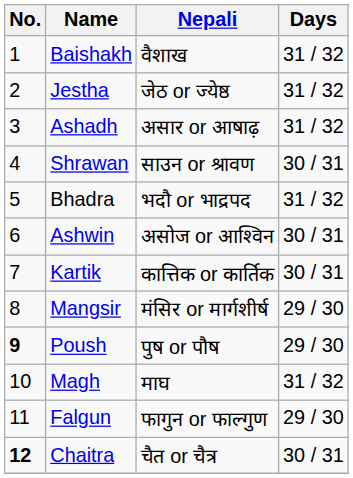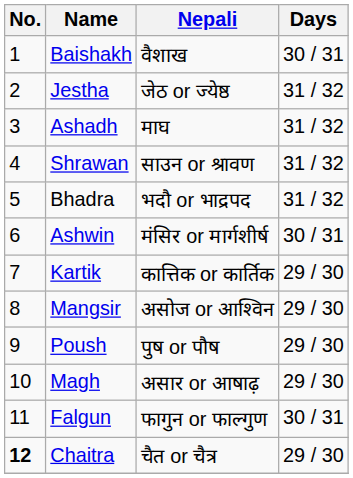(313, 54) 31 / 32 -> (313, 54) 30 / 31
(200, 128) असार or आषाढ़ -> (155, 128) माघ
(313, 163) 30 / 31 -> (313, 163) 31 / 32
(207, 237) असोज or आश्विन -> (204, 237) मंसिर or मार्गशीर्ष
(313, 272) 30 / 31 -> (313, 272) 29 / 30
(204, 310) मंसिर or मार्गशीर्ष -> (207, 310) असोज or आश्विन
(15, 345) bold -> (15, 345) normal
(155, 383) माघ -> (200, 383) असार or आषाढ़
(313, 382) 31 / 32 -> (313, 382) 29 / 30
(313, 418) 29 / 30 -> (313, 418) 30 / 31
(313, 454) 30 / 31 -> (313, 454) 29 / 30
